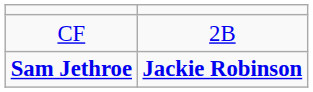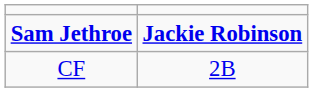rows swapped: (71, 69) <-> (71, 32)
